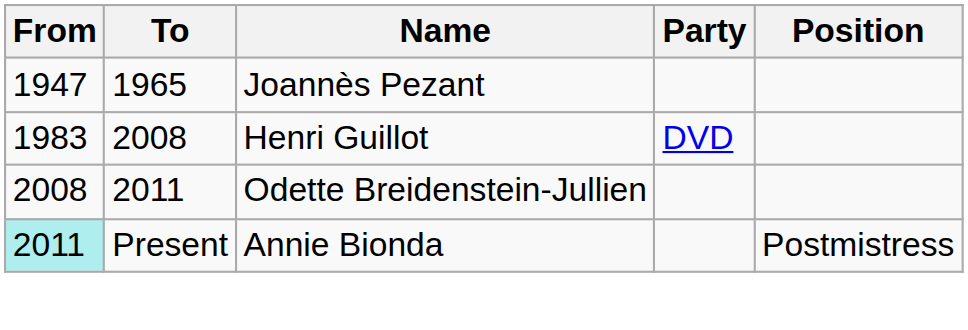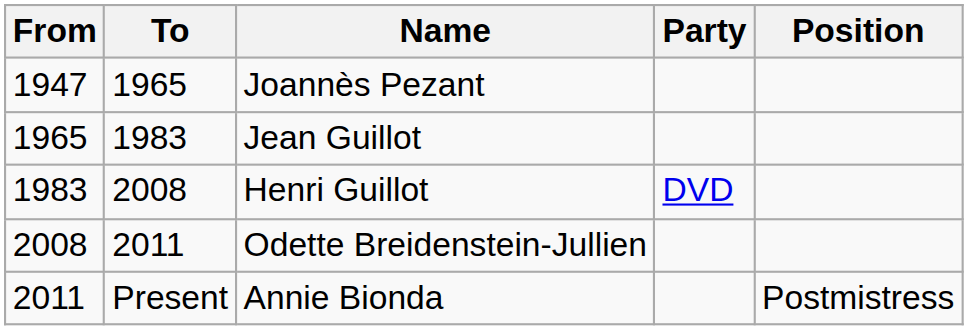+ row: (332, 137)
(49, 244) paleturquoise background -> (49, 297) no background
